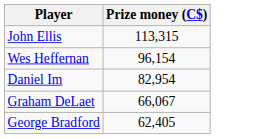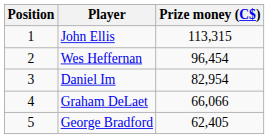+ column: (31, 15)
(157, 58) 96,154 -> (210, 58) 96,454
(157, 101) 66,067 -> (210, 101) 66,066
